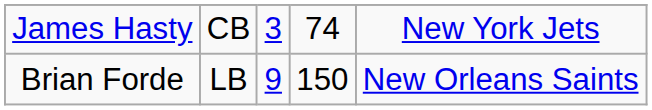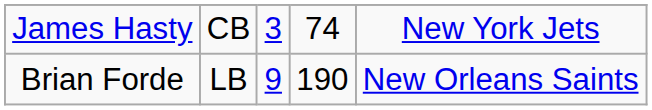(322, 78) 150 -> (322, 78) 190
